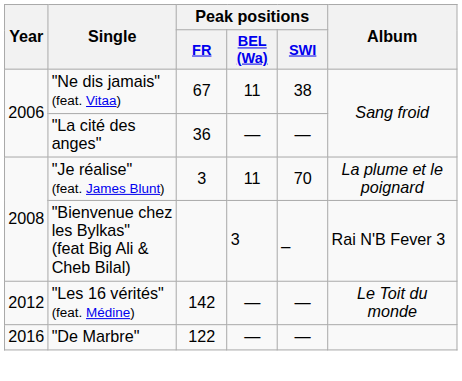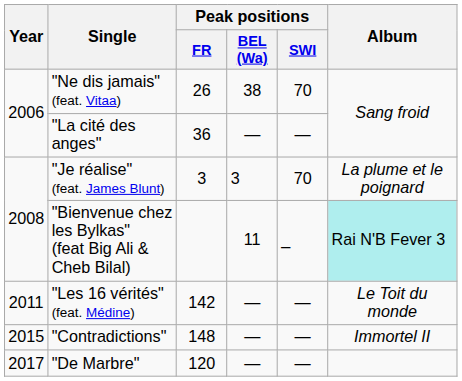(202, 91) 67 -> (202, 91) 26
(252, 91) 11 -> (252, 91) 38
(303, 91) 38 -> (303, 91) 70
(252, 178) 11 -> (235, 178) 3
(235, 240) 3 -> (252, 240) 11
(388, 240) no background -> (388, 240) paleturquoise background
(26, 302) 2012 -> (26, 302) 2011
+ row: (109, 337)
(26, 337) 2016 -> (26, 363) 2017
(202, 337) 122 -> (202, 363) 120
